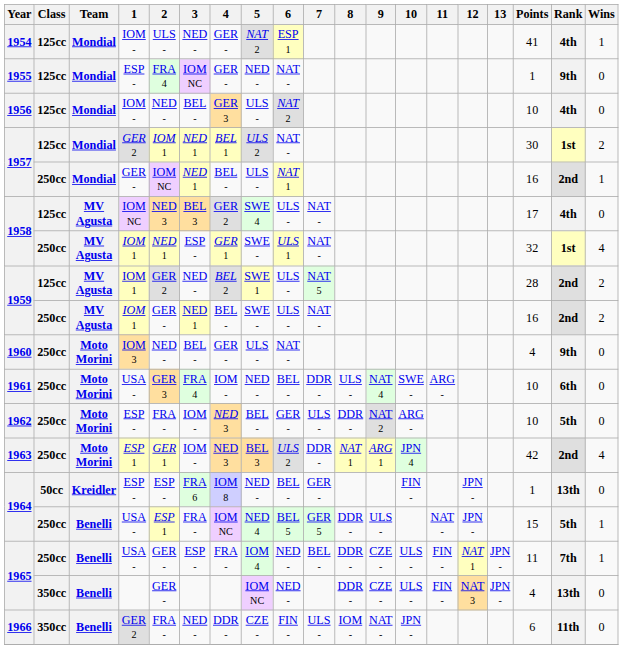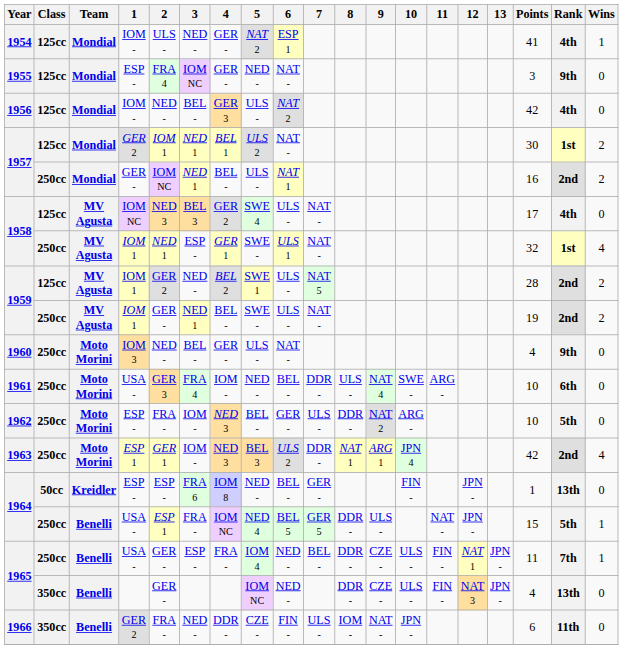(532, 76) 1 -> (532, 76) 3
(532, 110) 10 -> (532, 110) 42
(601, 179) 1 -> (601, 179) 2
(532, 317) 16 -> (532, 317) 19
